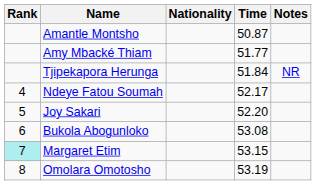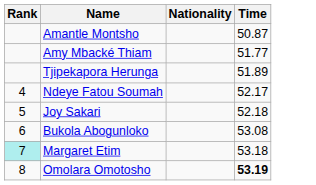- column: (291, 14)
(253, 72) 51.84 -> (253, 72) 51.89
(253, 111) 52.20 -> (253, 111) 52.18
(253, 151) 53.15 -> (253, 151) 53.18
(253, 170) normal -> (253, 170) bold
